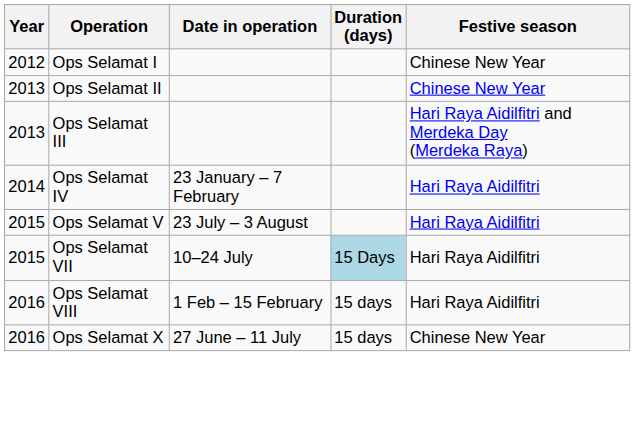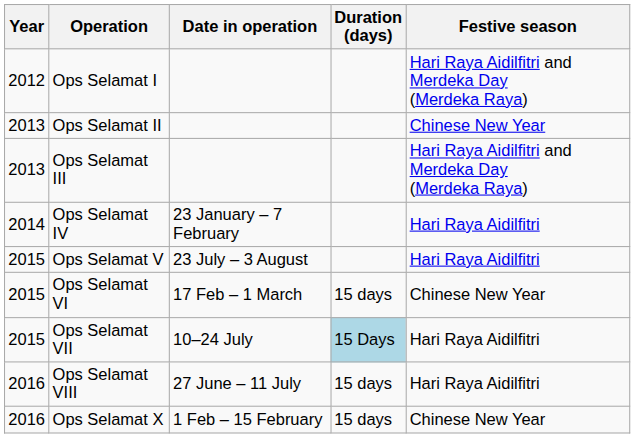(477, 62) Chinese New Year -> (491, 80) Hari Raya Aidilfitri and Merdeka Day (Merdeka Raya)
+ row: (100, 294)
(248, 302) 1 Feb – 15 February -> (237, 384) 27 June – 11 July
(237, 337) 27 June – 11 July -> (248, 419) 1 Feb – 15 February
